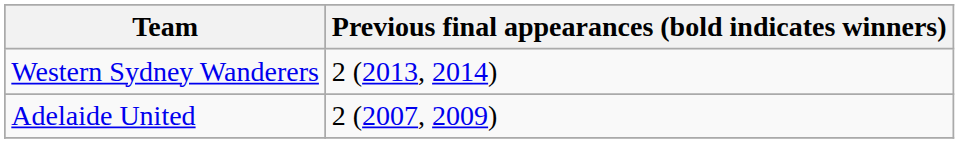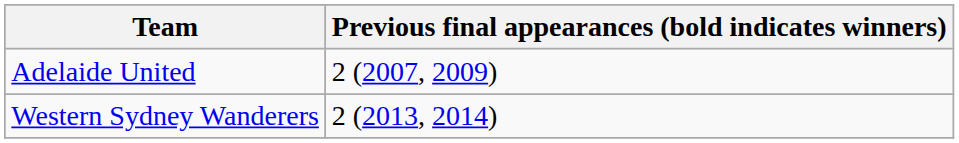rows swapped: (103, 115) <-> (165, 71)
